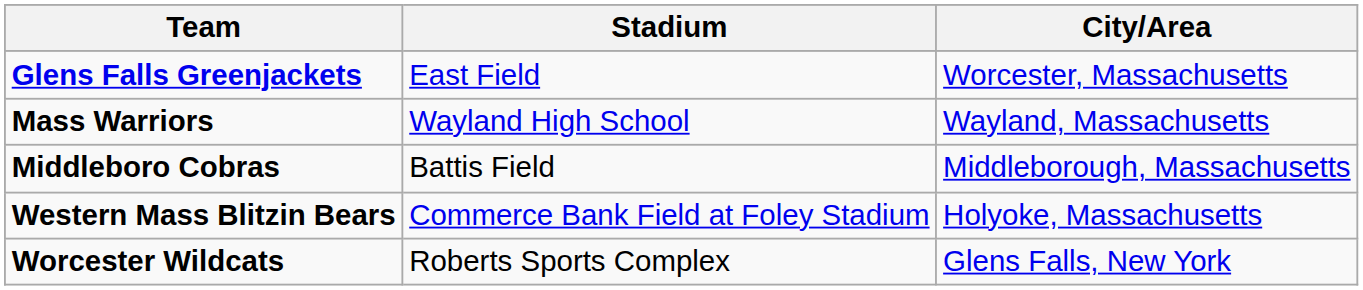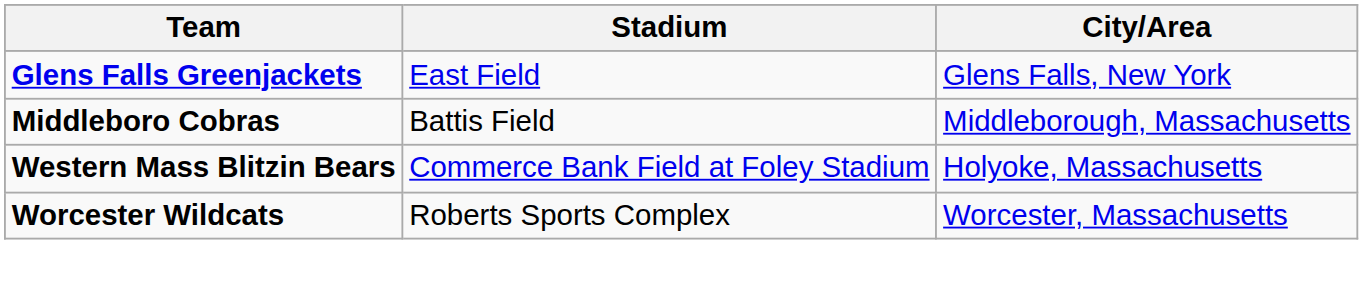(1115, 74) Worcester, Massachusetts -> (1087, 74) Glens Falls, New York
- row: (113, 121)
(1087, 261) Glens Falls, New York -> (1115, 214) Worcester, Massachusetts
